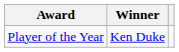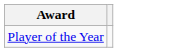- column: (137, 15)
